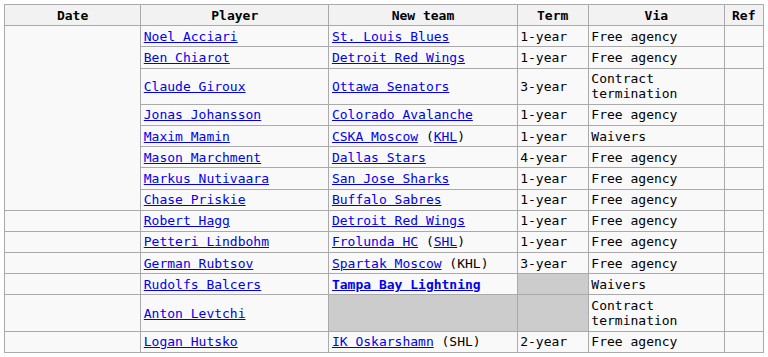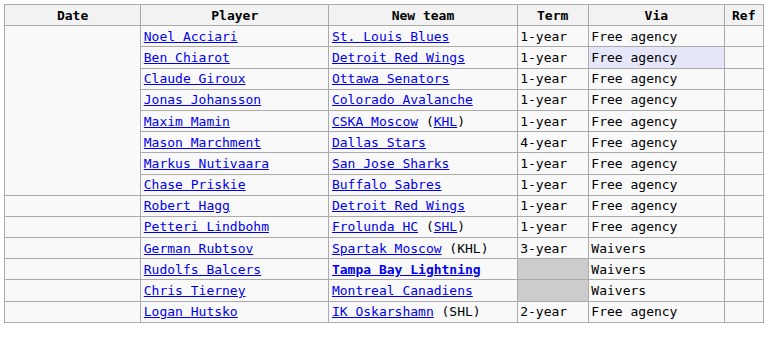(634, 57) no background -> (634, 57) lavender background
(544, 86) 3-year -> (544, 79) 1-year
(634, 86) Contract termination -> (634, 79) Free agency
(619, 136) Waivers -> (634, 121) Free agency
(634, 263) Free agency -> (619, 248) Waivers
- row: (195, 313)
+ row: (195, 291)
